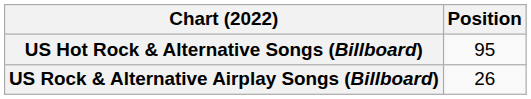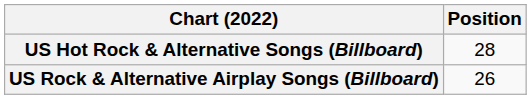(485, 49) 95 -> (485, 49) 28
